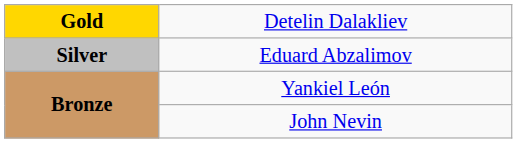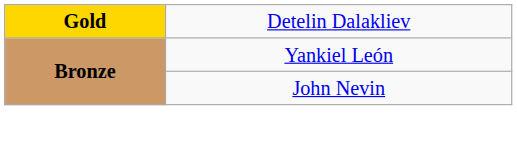- row: (336, 54)
